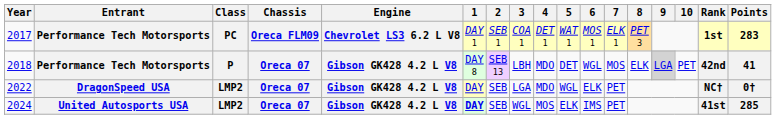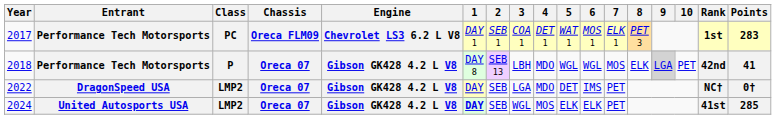(569, 65) DET -> (569, 65) WGL
(569, 89) WGL -> (569, 89) DET
(592, 89) ELK -> (592, 89) IMS
(592, 106) IMS -> (592, 106) ELK
